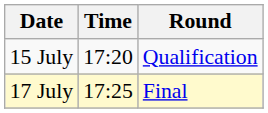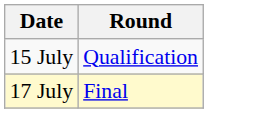- column: (108, 21)
